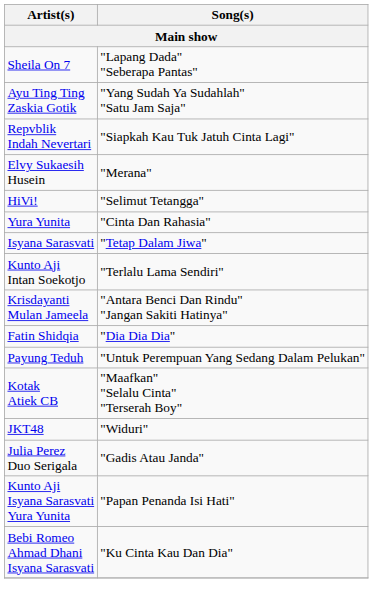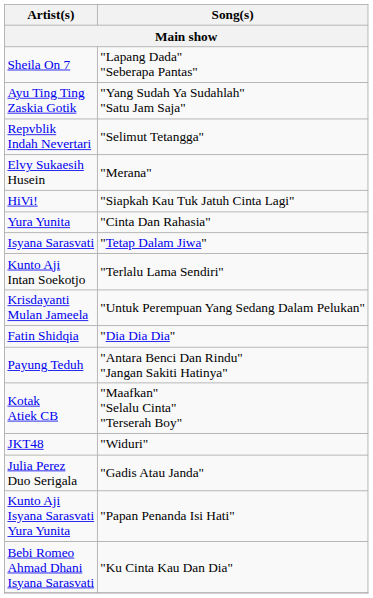(197, 136) "Siapkah Kau Tuk Jatuh Cinta Lagi" -> (152, 136) "Selimut Tetangga"
(152, 201) "Selimut Tetangga" -> (197, 201) "Siapkah Kau Tuk Jatuh Cinta Lagi"
(172, 307) "Antara Benci Dan Rindu" "Jangan Sakiti Hatinya" -> (233, 307) "Untuk Perempuan Yang Sedang Dalam Pelukan"
(233, 357) "Untuk Perempuan Yang Sedang Dalam Pelukan" -> (172, 364) "Antara Benci Dan Rindu" "Jangan Sakiti Hatinya"
